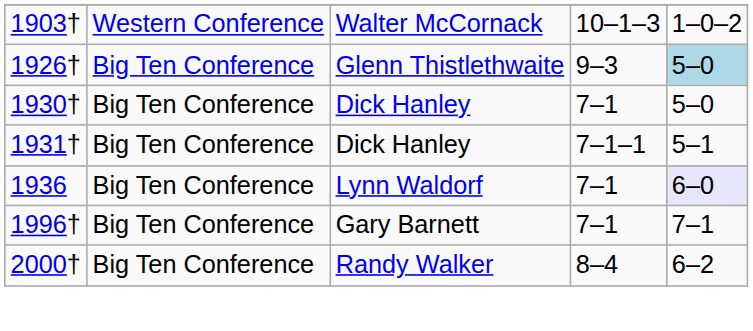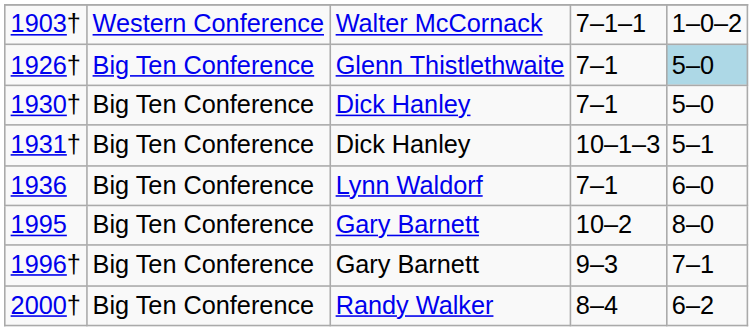(618, 24) 10–1–3 -> (611, 24) 7–1–1
(597, 64) 9–3 -> (597, 64) 7–1
(611, 144) 7–1–1 -> (618, 144) 10–1–3
(693, 184) lavender background -> (693, 184) no background
+ row: (39, 225)
(597, 225) 7–1 -> (597, 265) 9–3
